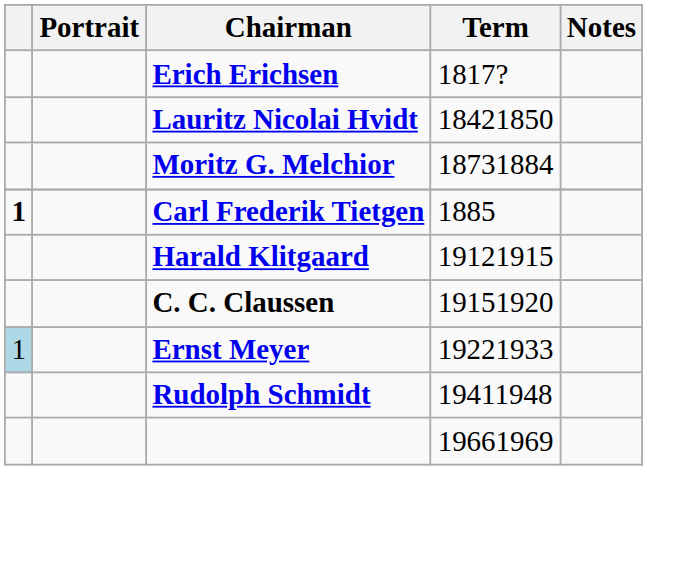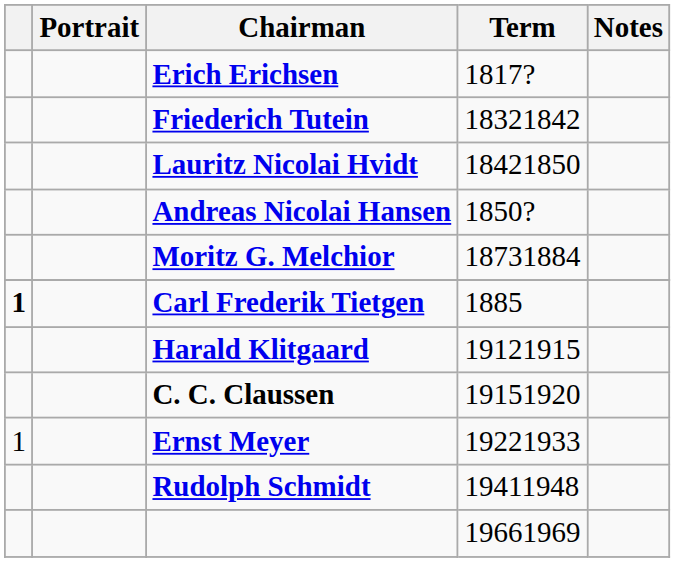+ row: (261, 119)
+ row: (302, 211)
(19, 348) lightblue background -> (19, 440) no background
